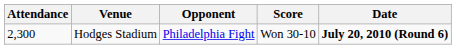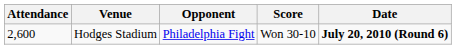(21, 34) 2,300 -> (21, 34) 2,600
